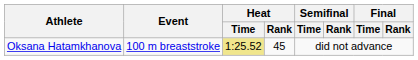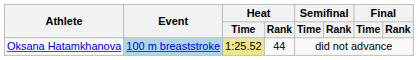(173, 47) no background -> (173, 47) lightblue background
(279, 47) 45 -> (279, 47) 44
